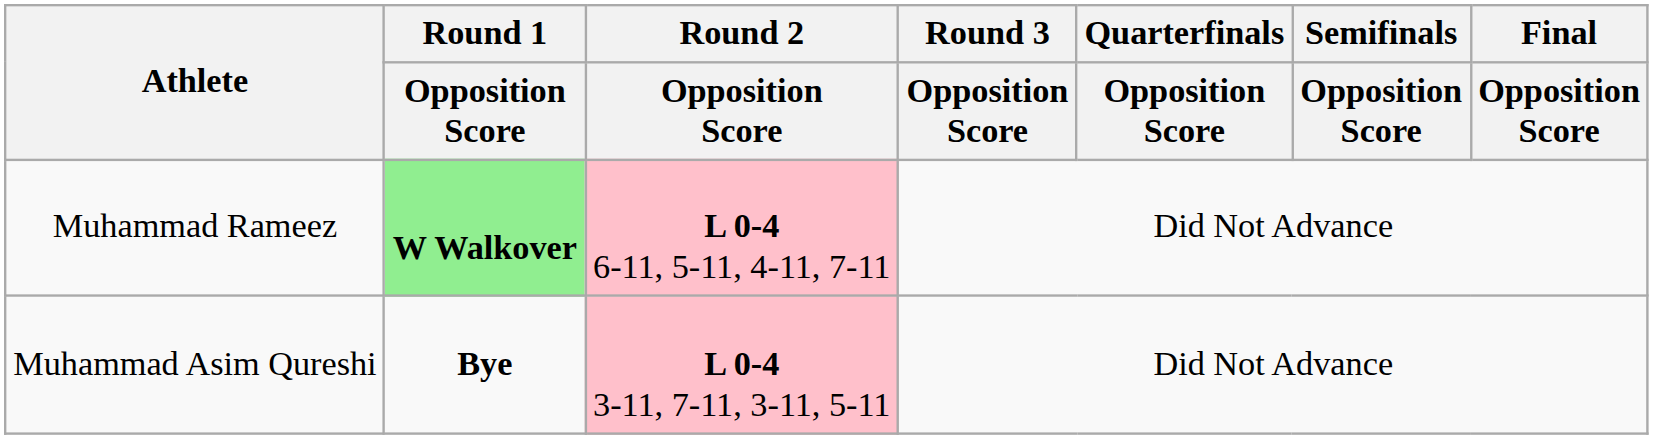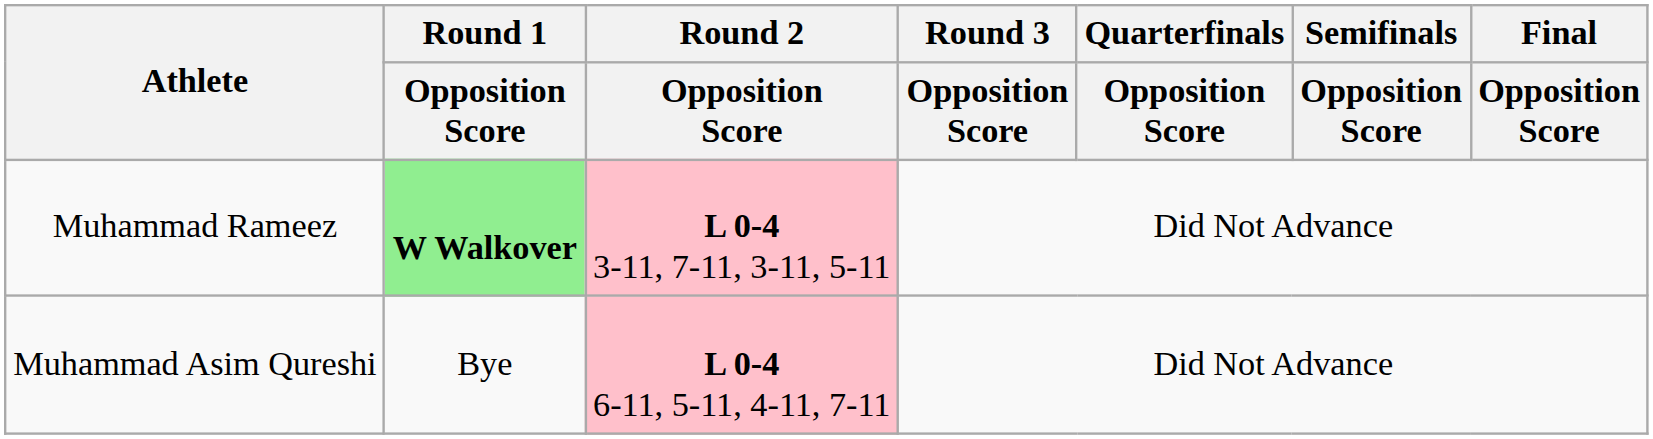(742, 247) L 0-4 6-11, 5-11, 4-11, 7-11 -> (742, 247) L 0-4 3-11, 7-11, 3-11, 5-11
(485, 364) bold -> (485, 364) normal
(742, 384) L 0-4 3-11, 7-11, 3-11, 5-11 -> (742, 384) L 0-4 6-11, 5-11, 4-11, 7-11
